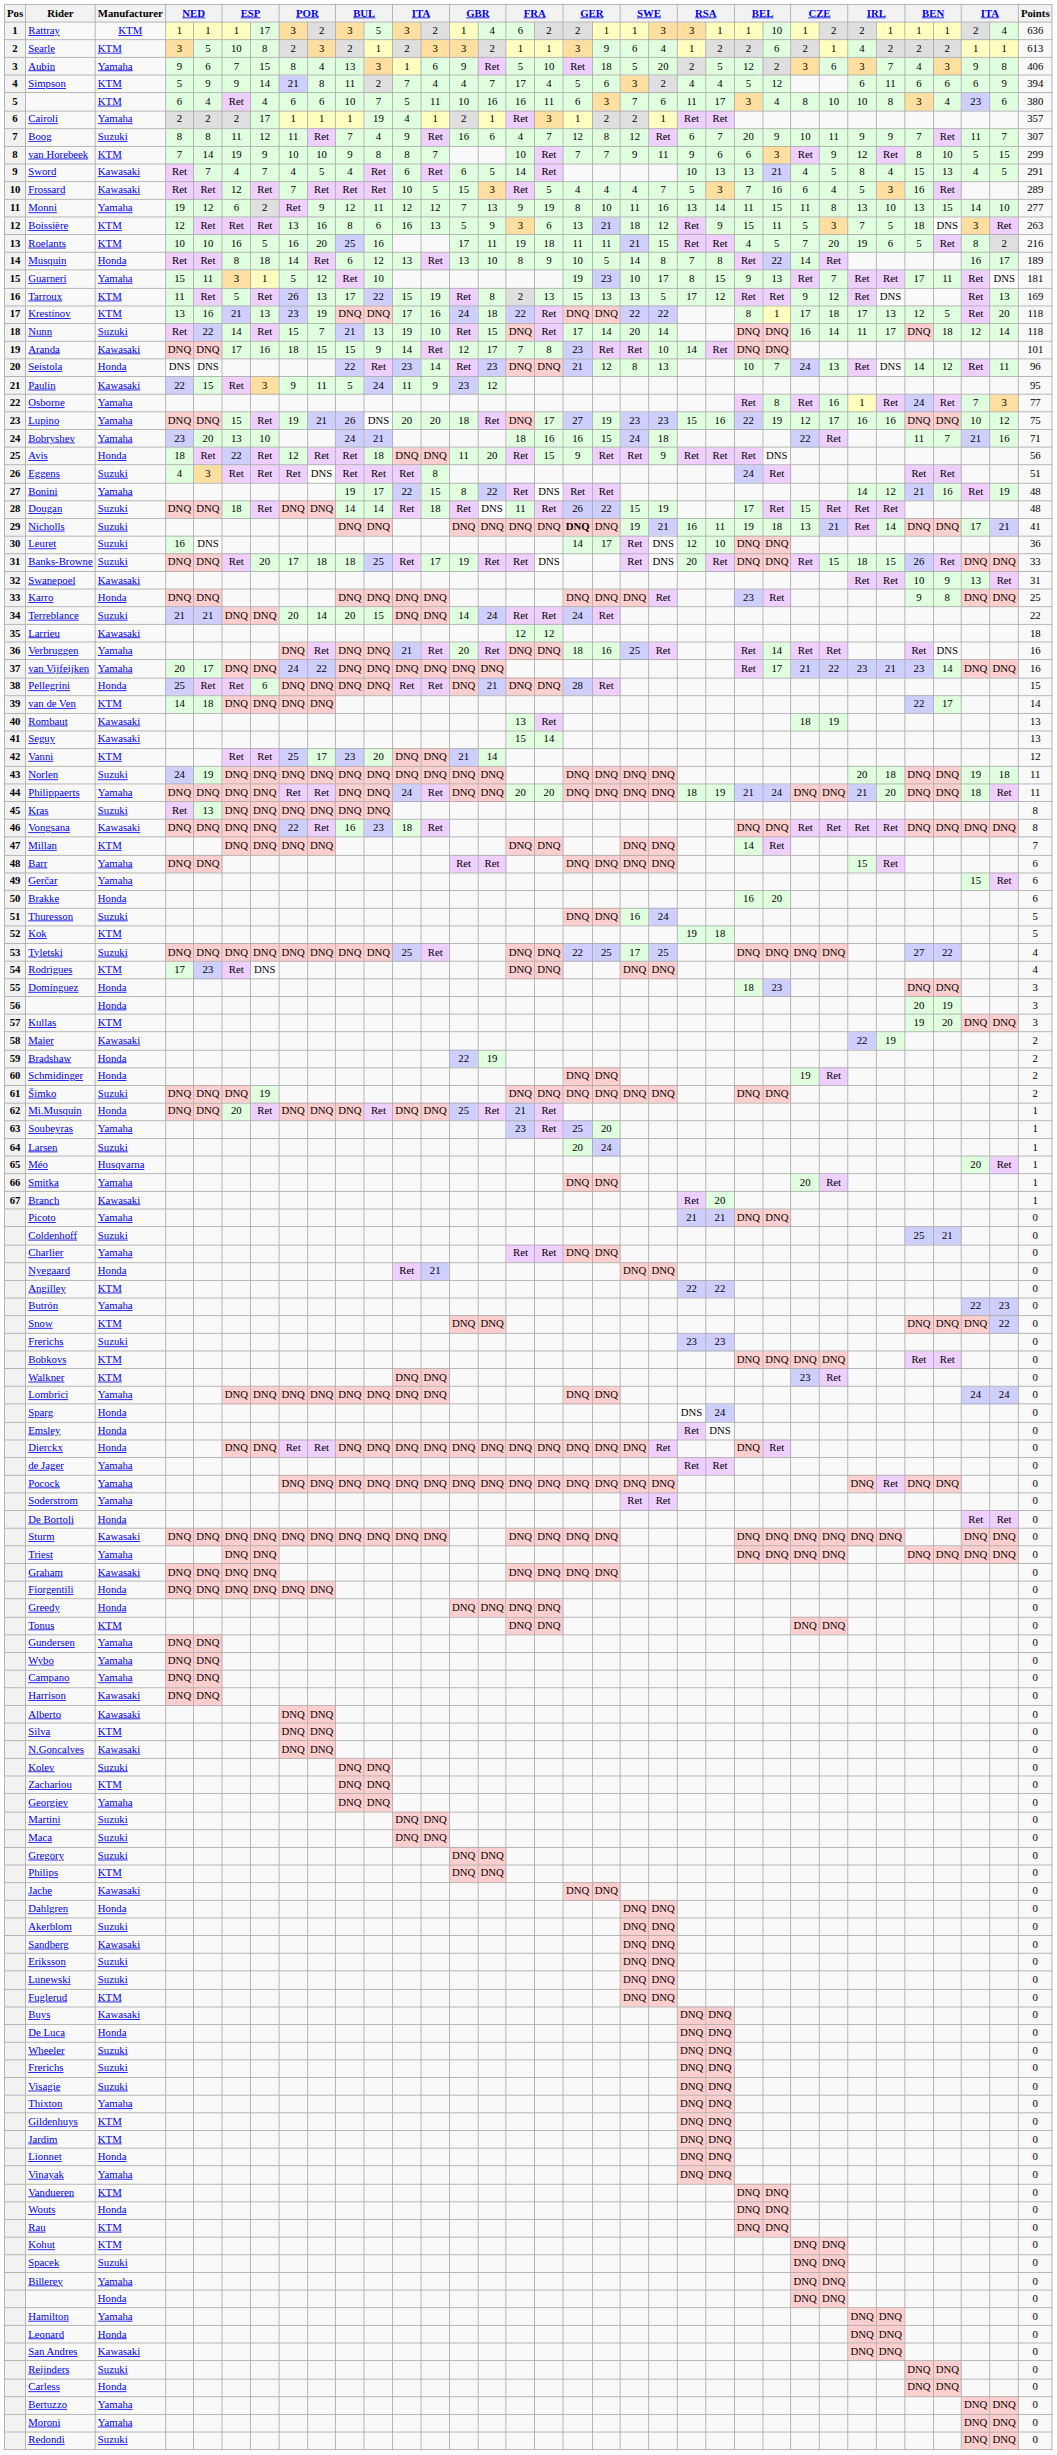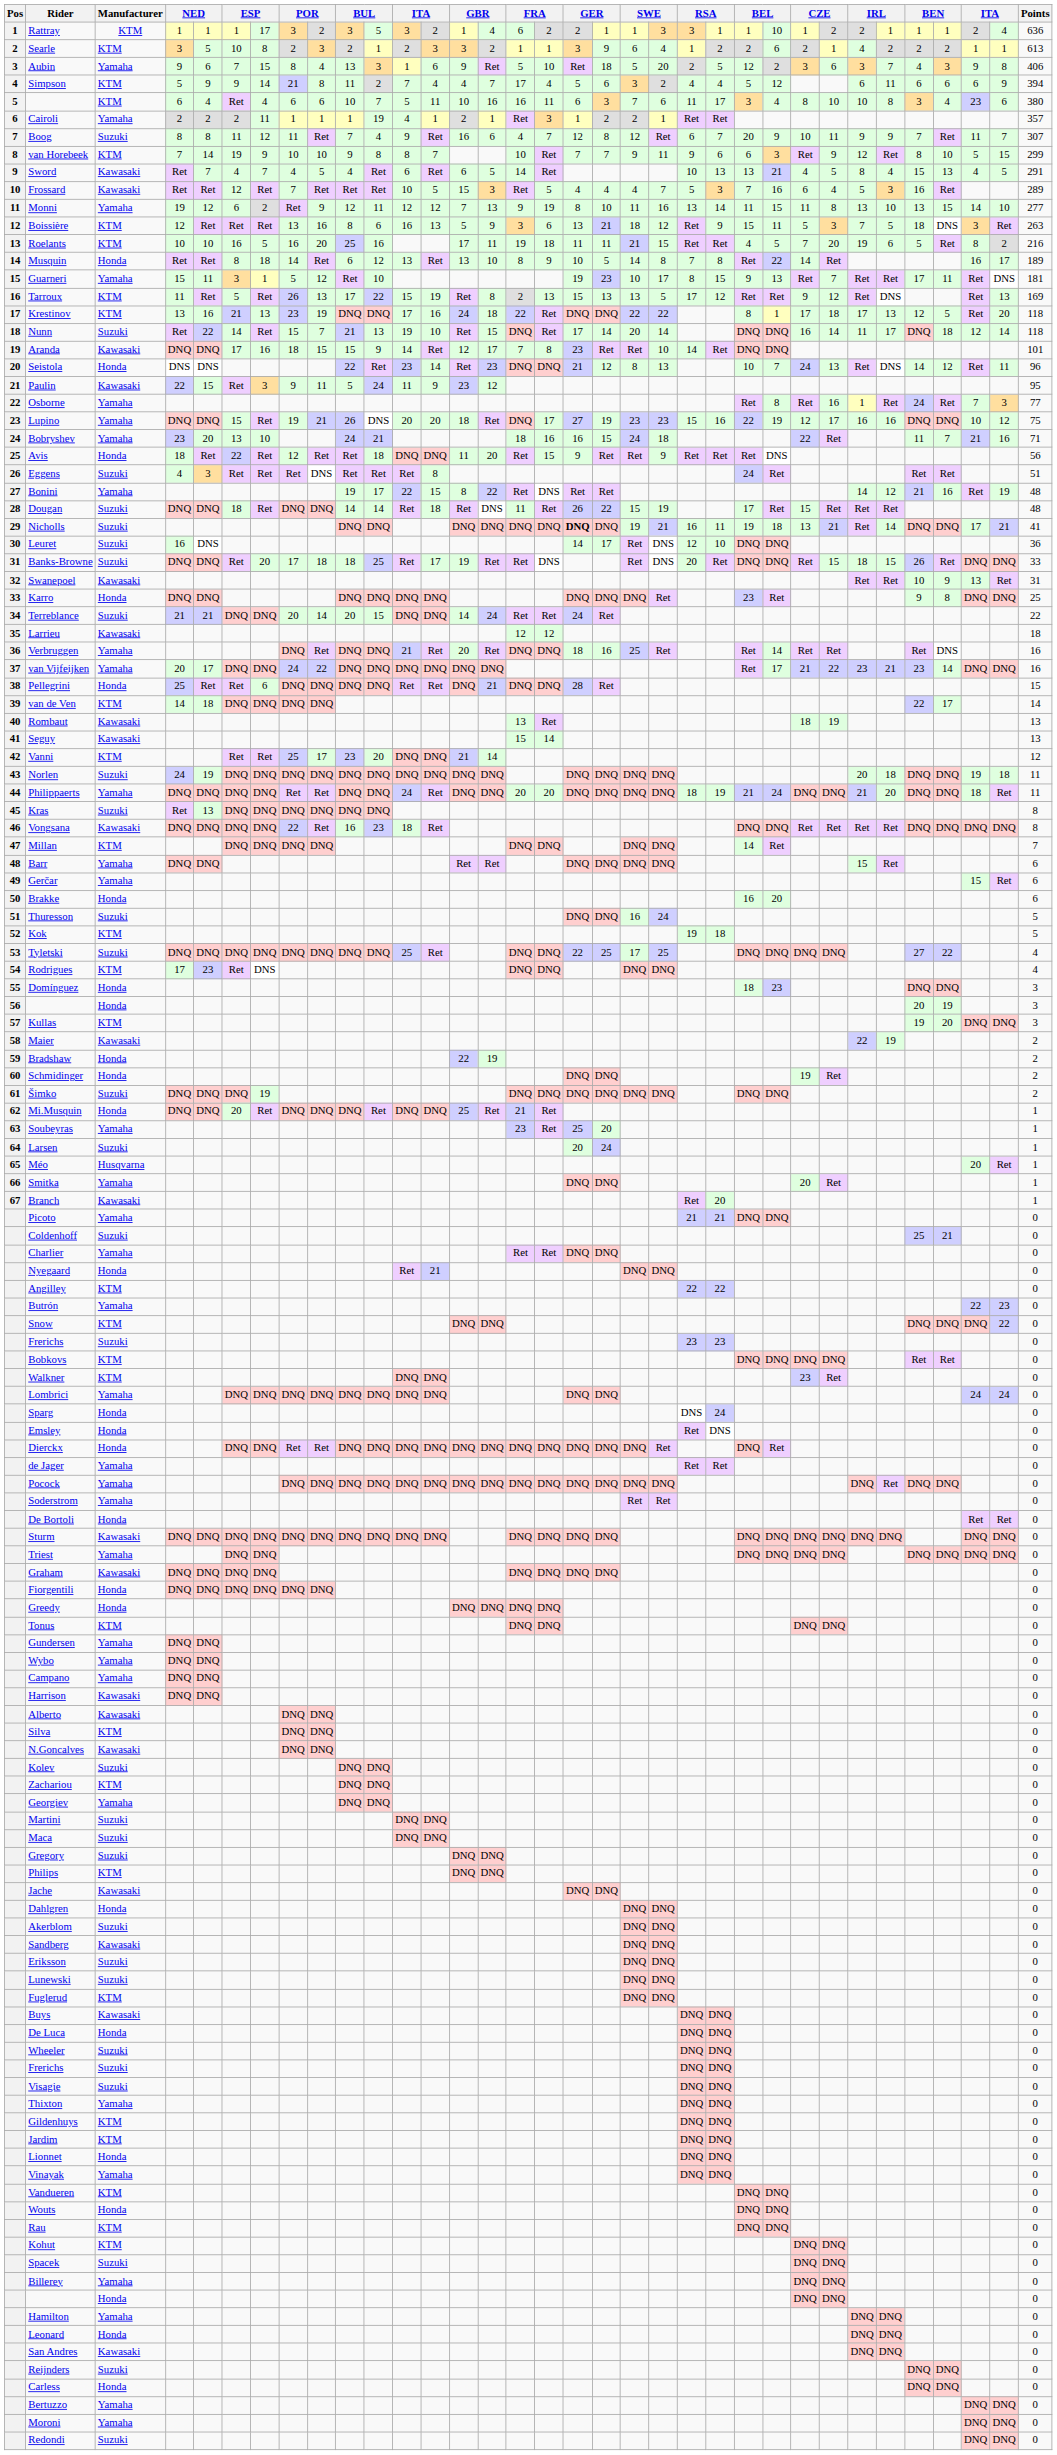(265, 119) 17 -> (265, 119) 11
